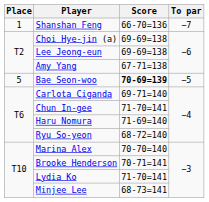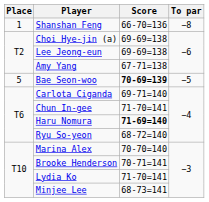(186, 25) −7 -> (186, 25) −8
(144, 121) normal -> (144, 121) bold
